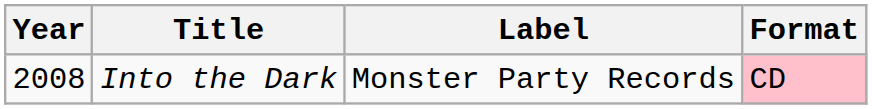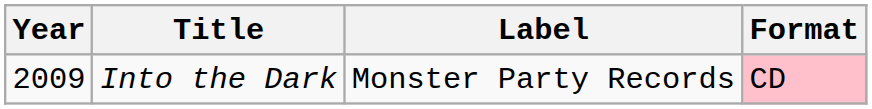(49, 80) 2008 -> (49, 80) 2009
